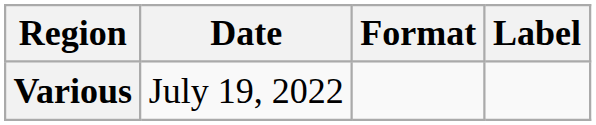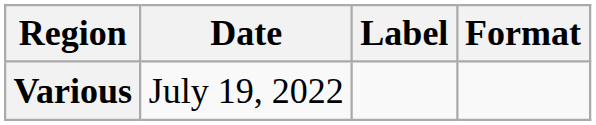columns swapped: (418, 33) <-> (537, 33)
